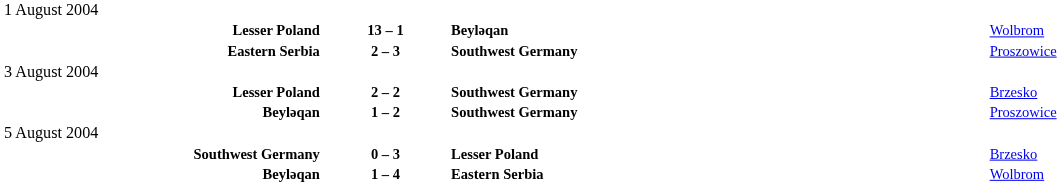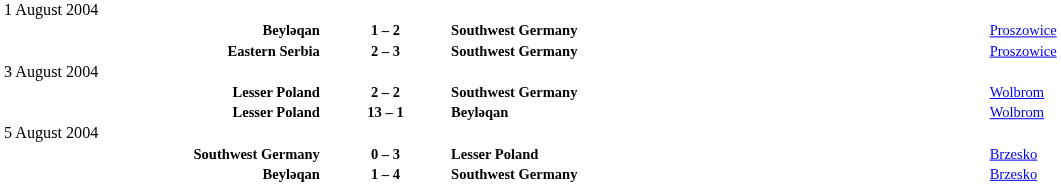rows swapped: (276, 30) <-> (291, 112)
(1013, 92) Brzesko -> (1017, 92) Wolbrom
(497, 174) Eastern Serbia -> (514, 174) Southwest Germany
(1017, 174) Wolbrom -> (1013, 174) Brzesko
